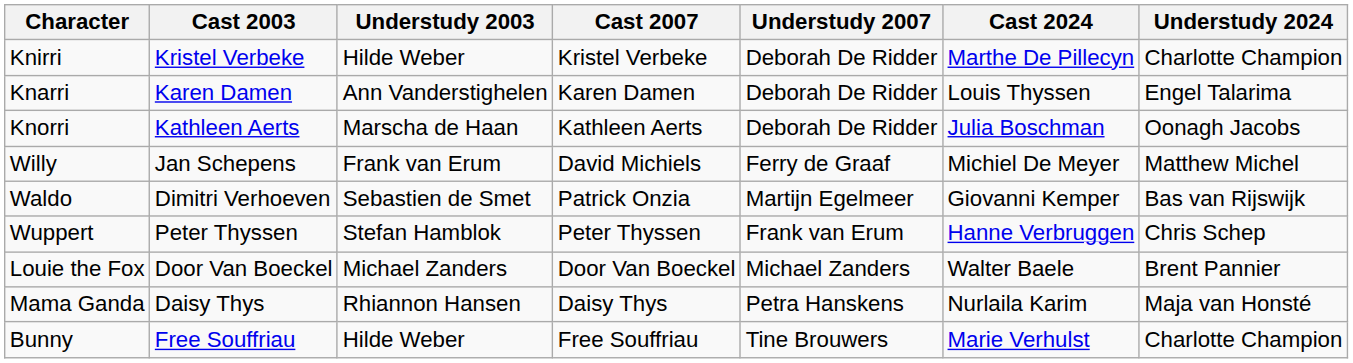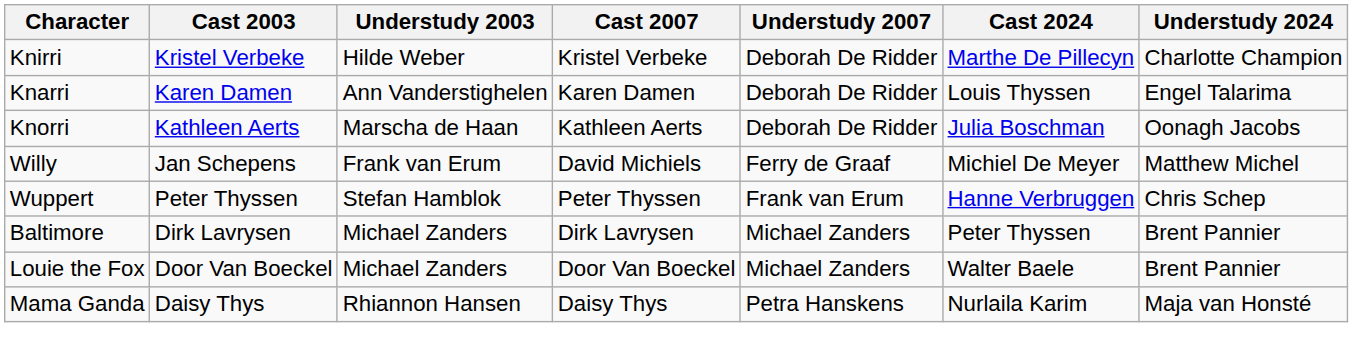- row: (41, 198)
+ row: (57, 233)
- row: (41, 339)
